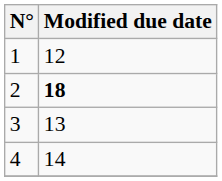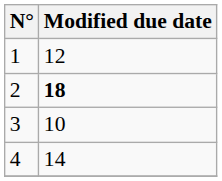(55, 124) 13 -> (55, 124) 10
